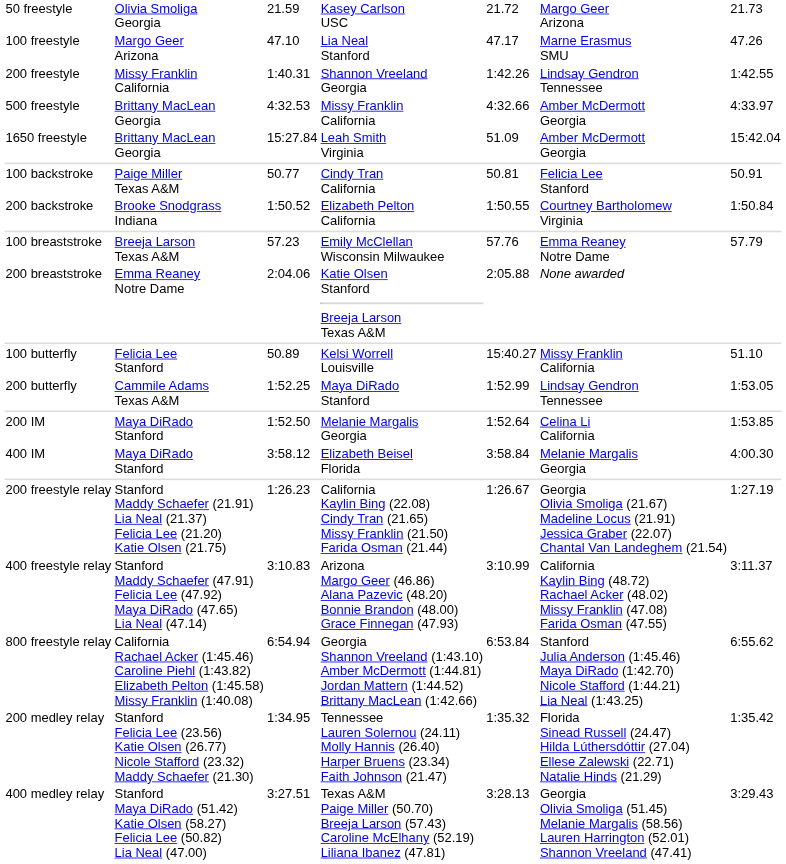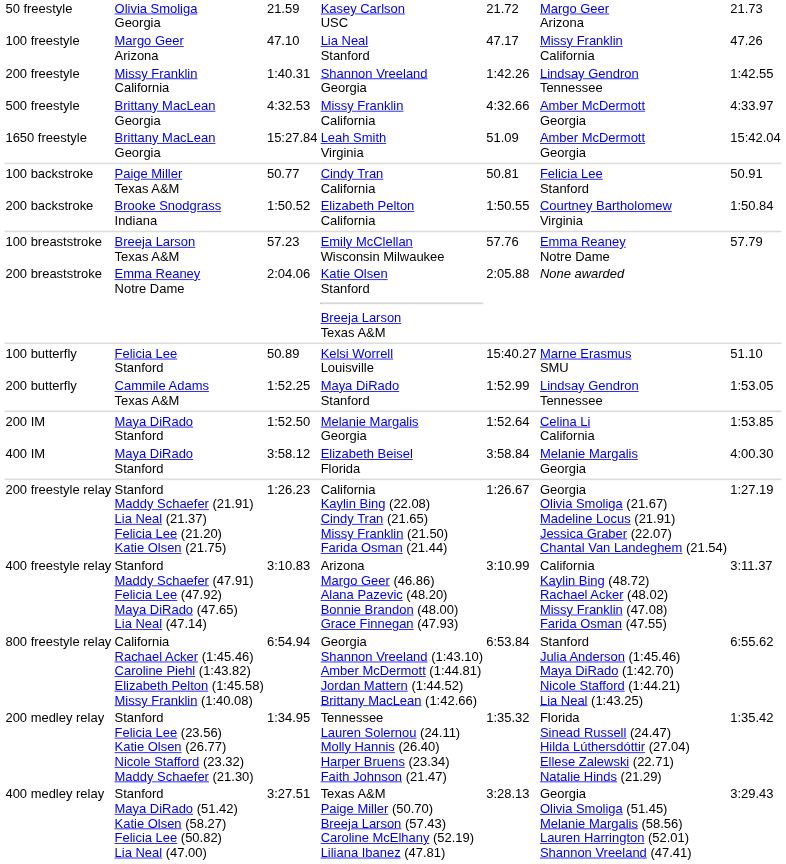(586, 48) Marne Erasmus SMU -> (581, 48) Missy Franklin California
(581, 361) Missy Franklin California -> (586, 361) Marne Erasmus SMU
